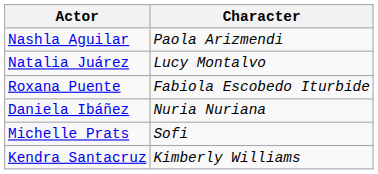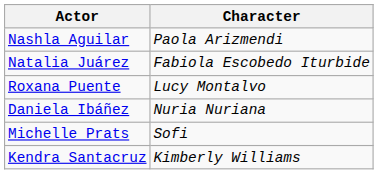(210, 63) Lucy Montalvo -> (262, 63) Fabiola Escobedo Iturbide
(262, 87) Fabiola Escobedo Iturbide -> (210, 87) Lucy Montalvo
